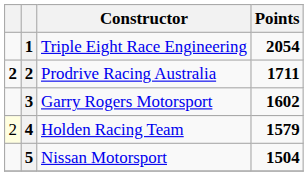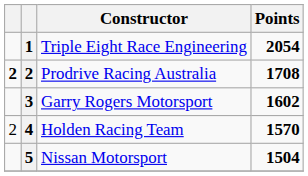(283, 74) 1711 -> (283, 74) 1708
(13, 129) lightyellow background -> (13, 129) no background
(283, 129) 1579 -> (283, 129) 1570
